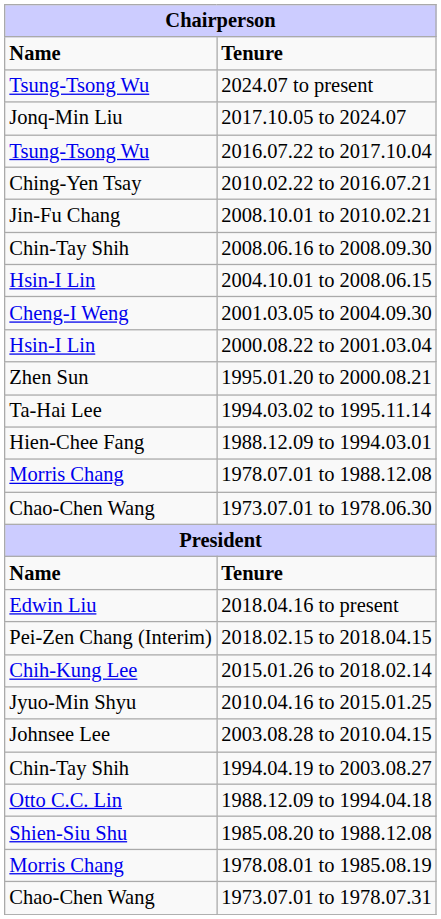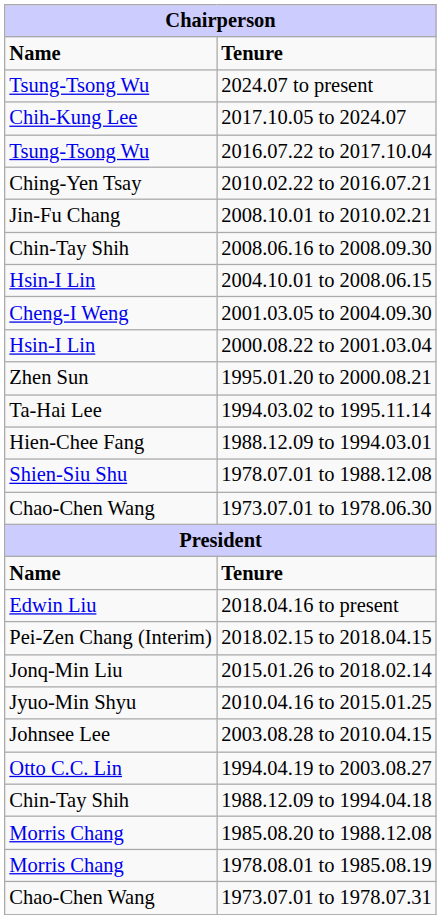(66, 118) Jonq-Min Liu -> (73, 118) Chih-Kung Lee
(67, 475) Morris Chang -> (68, 475) Shien-Siu Shu
(73, 670) Chih-Kung Lee -> (66, 670) Jonq-Min Liu
(69, 767) Chin-Tay Shih -> (66, 767) Otto C.C. Lin
(66, 800) Otto C.C. Lin -> (69, 800) Chin-Tay Shih
(68, 832) Shien-Siu Shu -> (67, 832) Morris Chang
